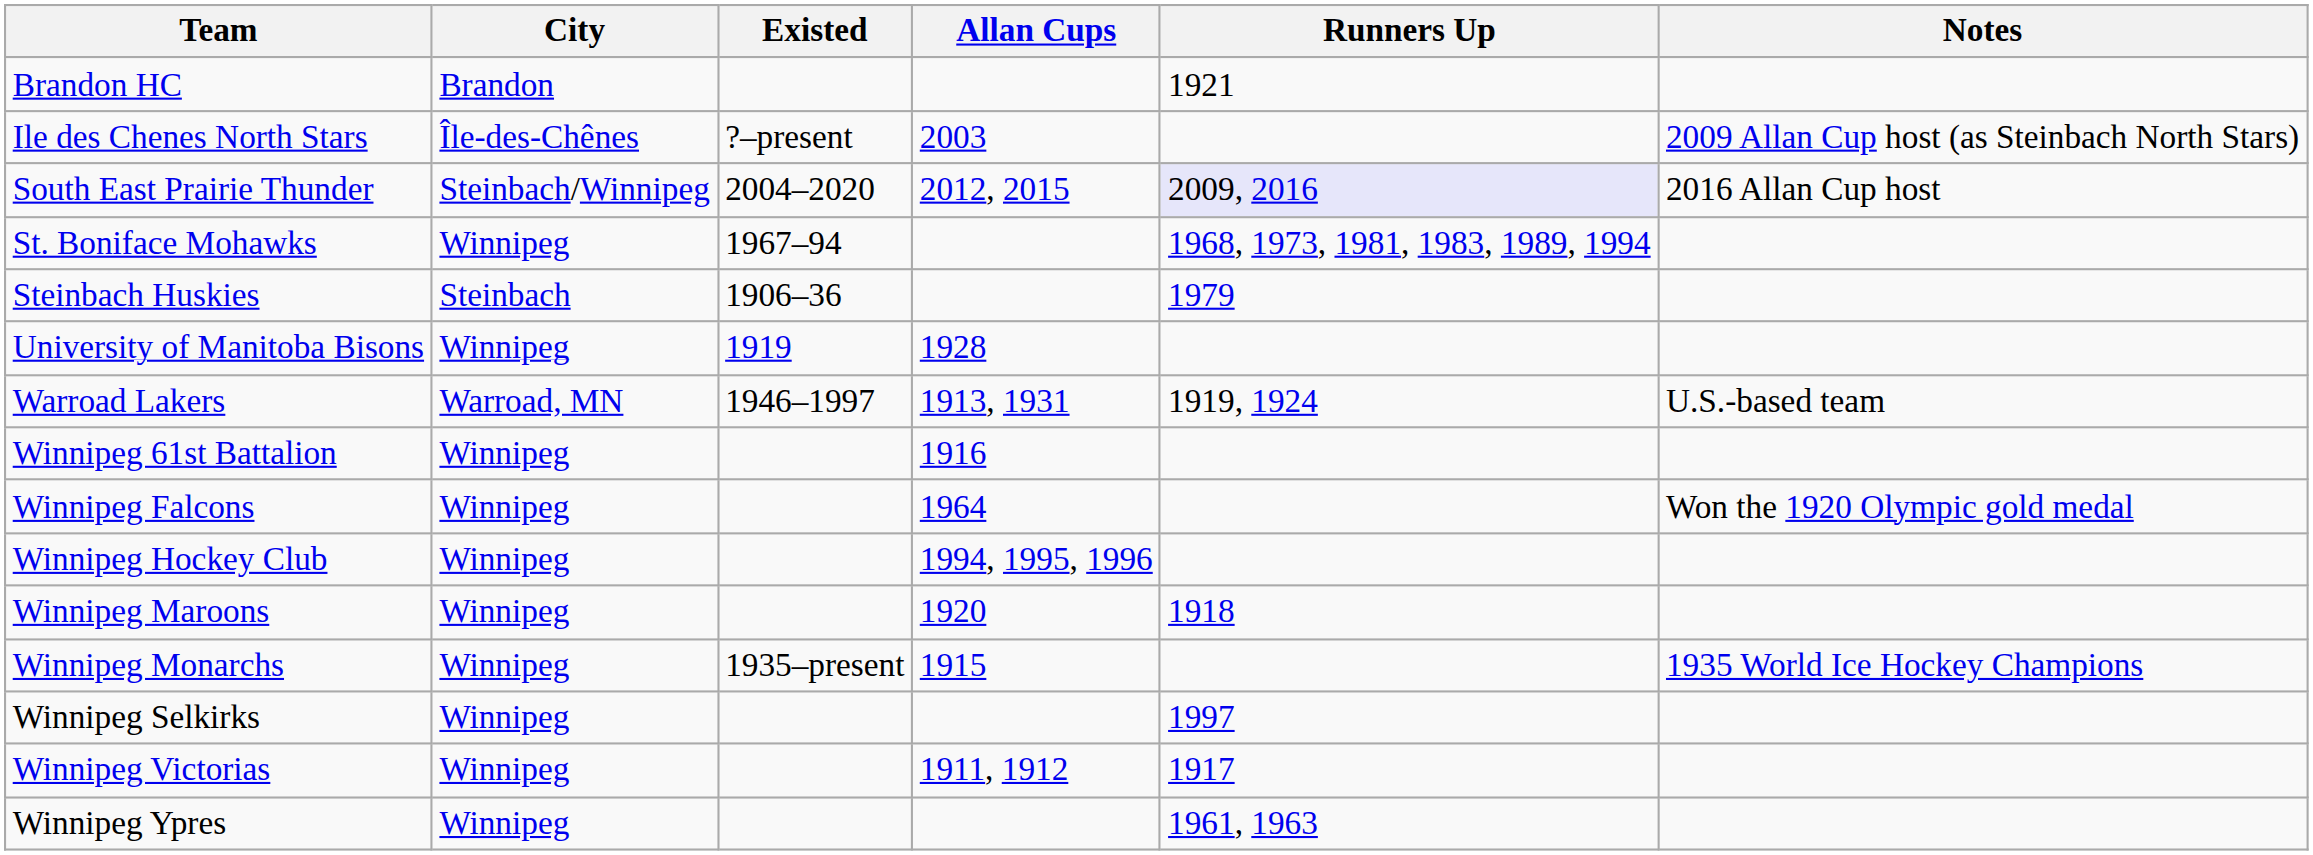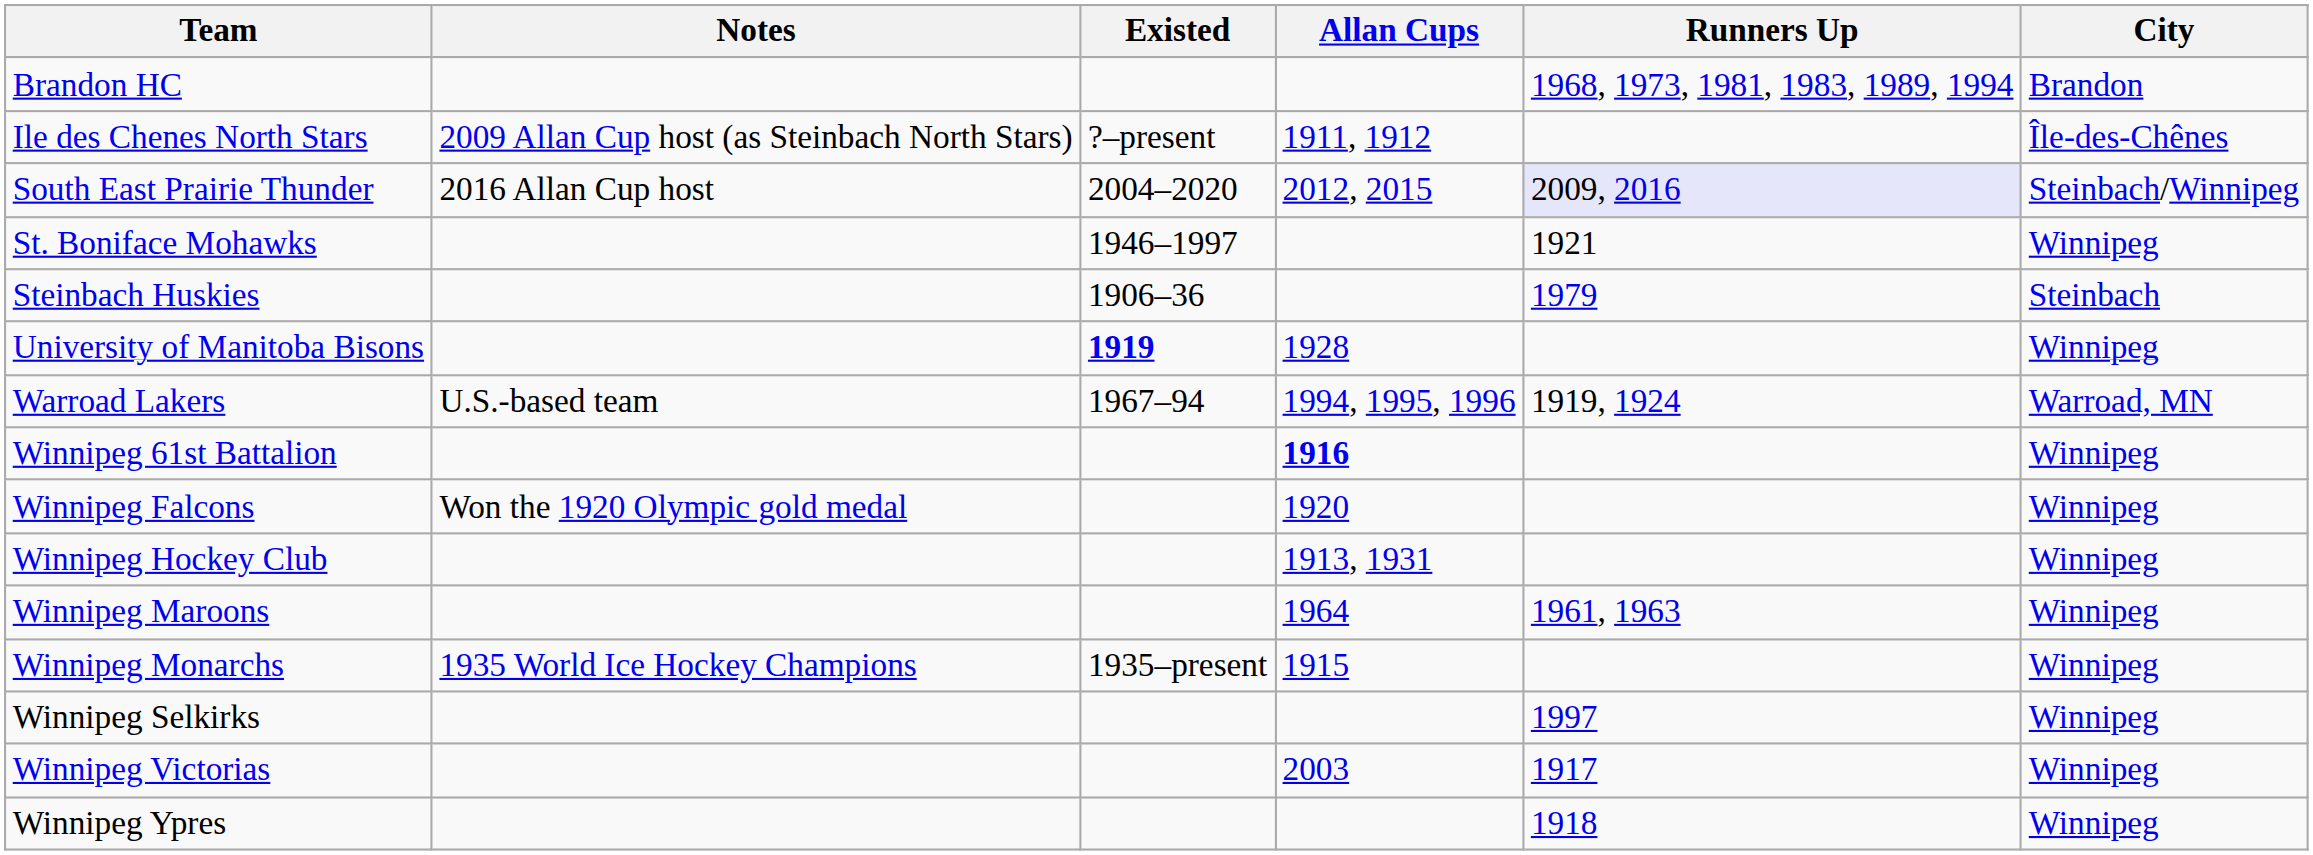columns swapped: (575, 30) <-> (1983, 30)
(1201, 83) 1921 -> (1772, 83) 1968, 1973, 1981, 1983, 1989, 1994
(953, 136) 2003 -> (1357, 136) 1911, 1912
(783, 242) 1967–94 -> (1163, 242) 1946–1997
(1409, 242) 1968, 1973, 1981, 1983, 1989, 1994 -> (1564, 242) 1921
(758, 347) normal -> (1121, 347) bold
(800, 400) 1946–1997 -> (1146, 400) 1967–94
(995, 400) 1913, 1931 -> (1399, 400) 1994, 1995, 1996
(953, 453) normal -> (1316, 453) bold
(953, 505) 1964 -> (1316, 505) 1920
(1036, 558) 1994, 1995, 1996 -> (1357, 558) 1913, 1931
(953, 611) 1920 -> (1316, 611) 1964
(1201, 611) 1918 -> (1606, 611) 1961, 1963
(994, 769) 1911, 1912 -> (1316, 769) 2003
(1243, 822) 1961, 1963 -> (1564, 822) 1918
